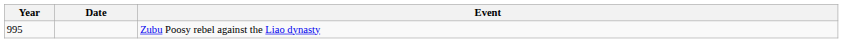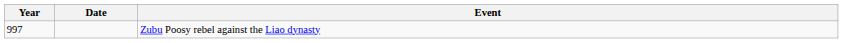(15, 29) 995 -> (15, 29) 997
